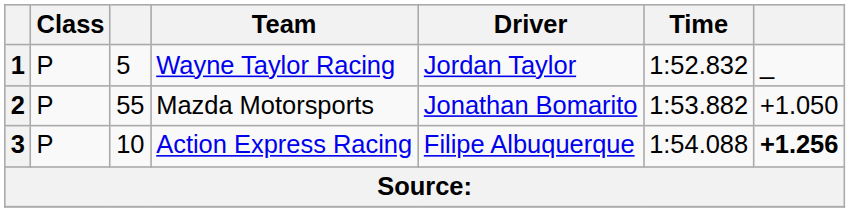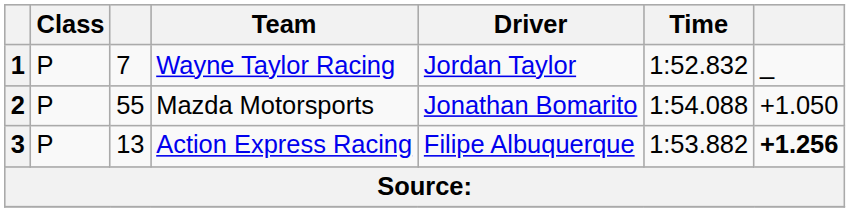(123, 65) 5 -> (123, 65) 7
(699, 105) 1:53.882 -> (699, 105) 1:54.088
(130, 145) 10 -> (130, 145) 13
(699, 145) 1:54.088 -> (699, 145) 1:53.882
